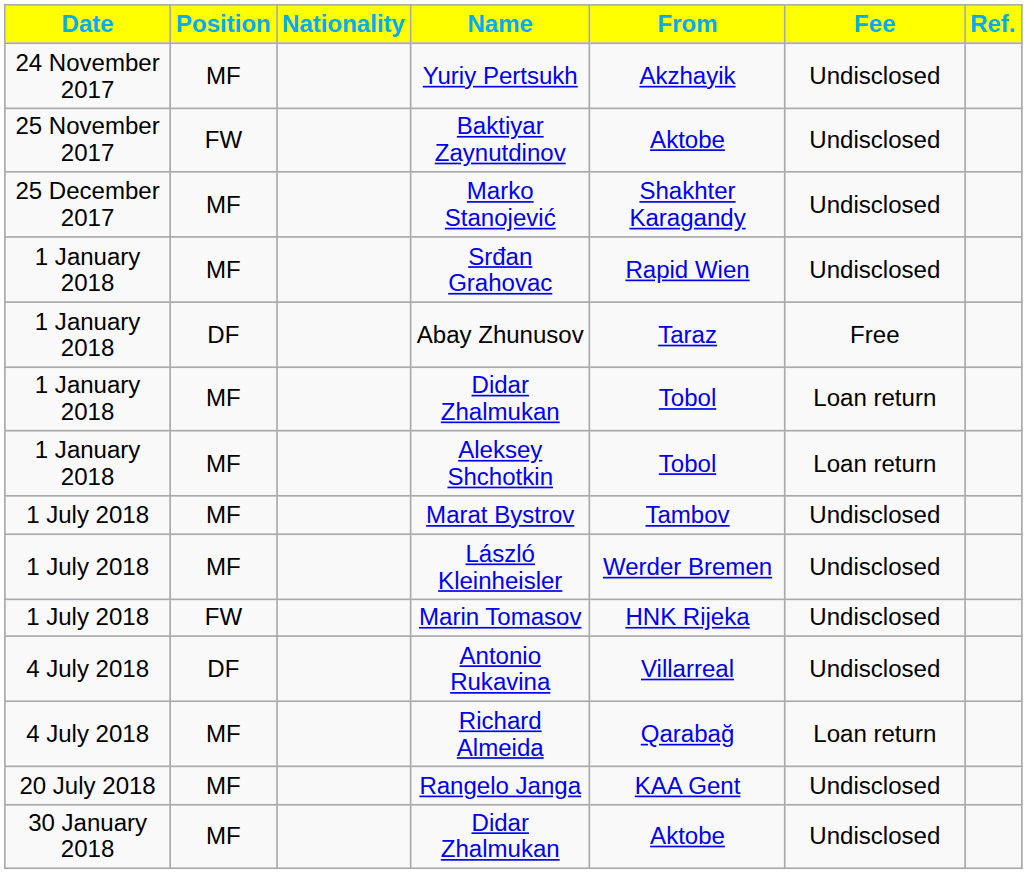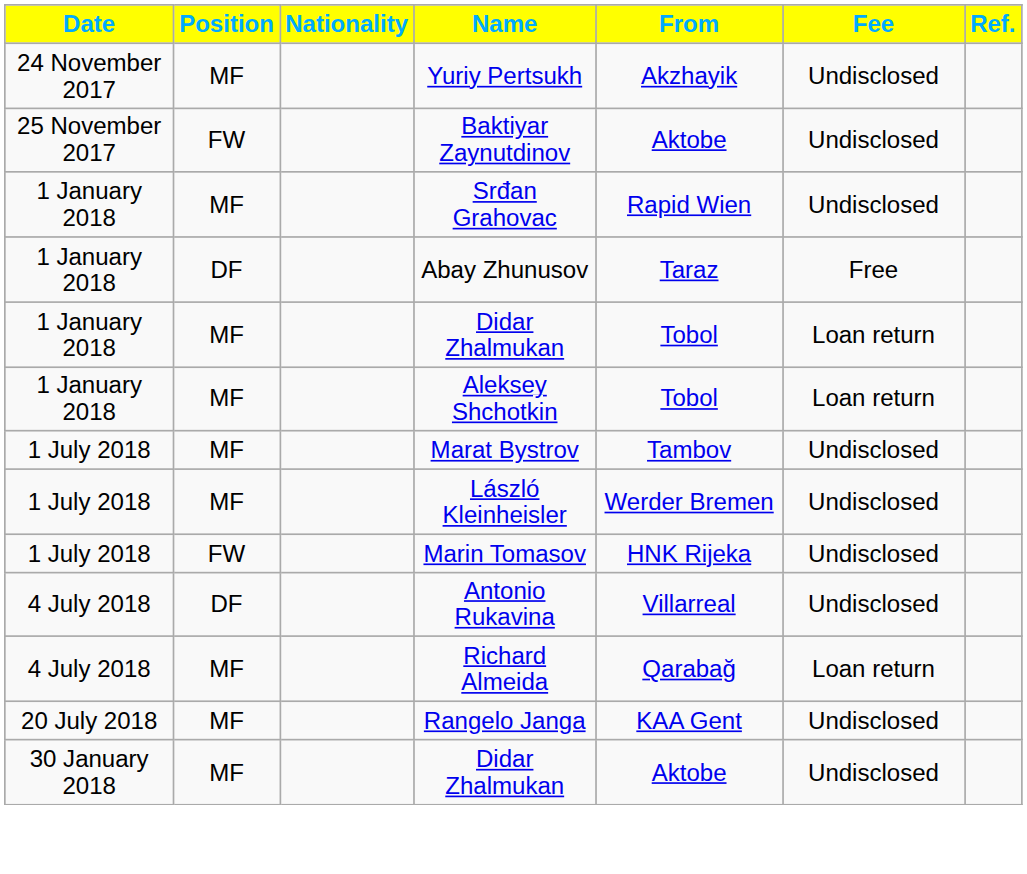- row: (88, 205)
